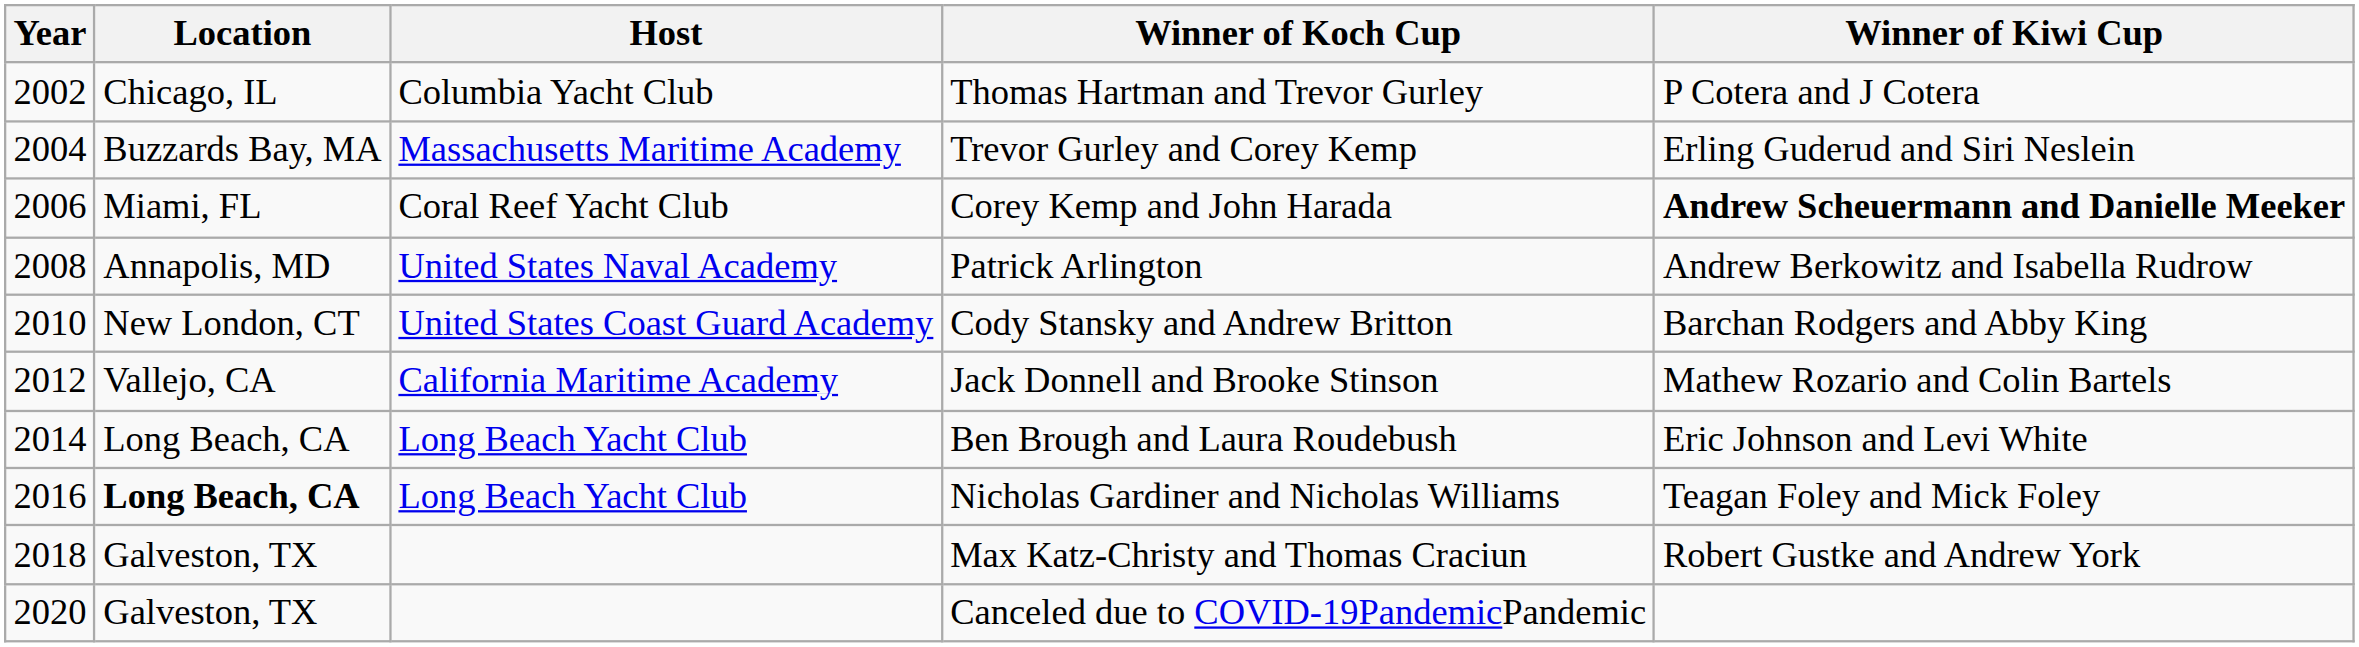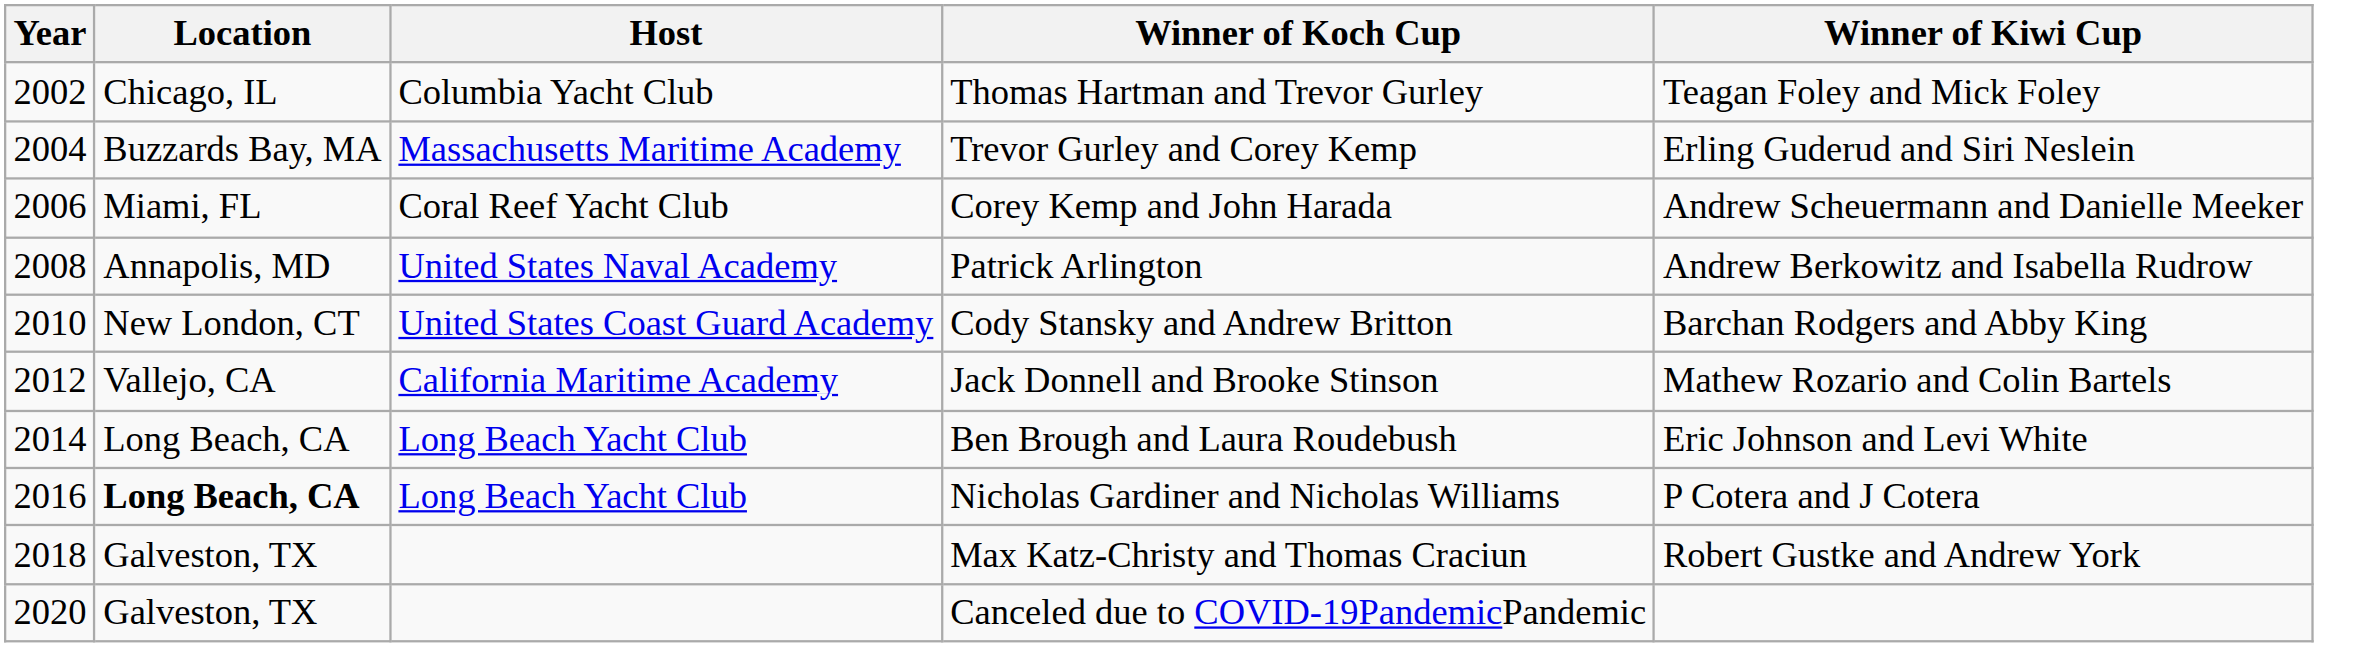(1821, 91) P Cotera and J Cotera -> (1882, 91) Teagan Foley and Mick Foley
(2004, 206) bold -> (1983, 206) normal
(1882, 496) Teagan Foley and Mick Foley -> (1821, 496) P Cotera and J Cotera
